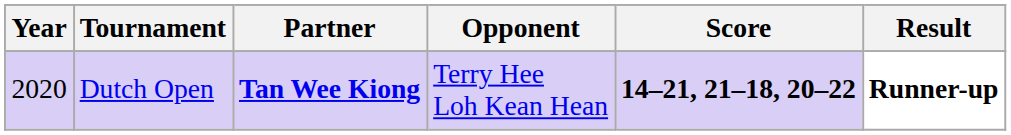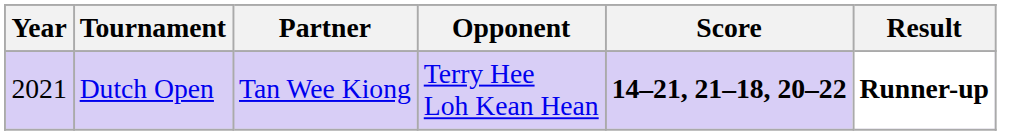(39, 89) 2020 -> (39, 89) 2021
(330, 89) bold -> (325, 89) normal
